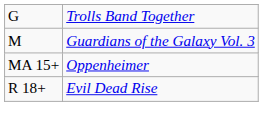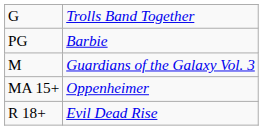+ row: (18, 40)
